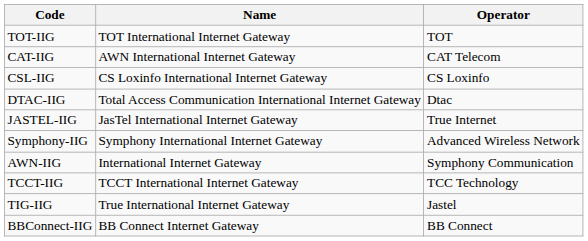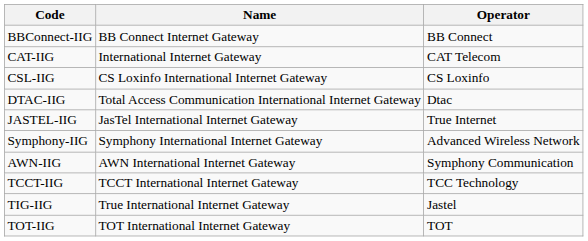rows swapped: (50, 225) <-> (31, 36)
(197, 57) AWN International Internet Gateway -> (180, 57) International Internet Gateway
(180, 162) International Internet Gateway -> (197, 162) AWN International Internet Gateway
